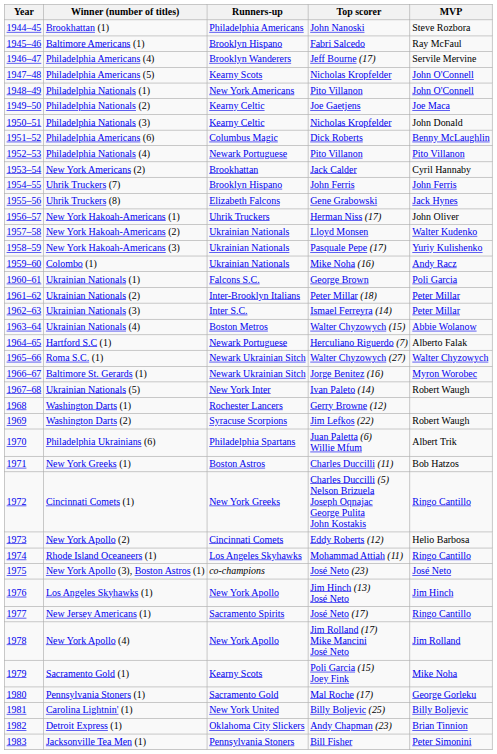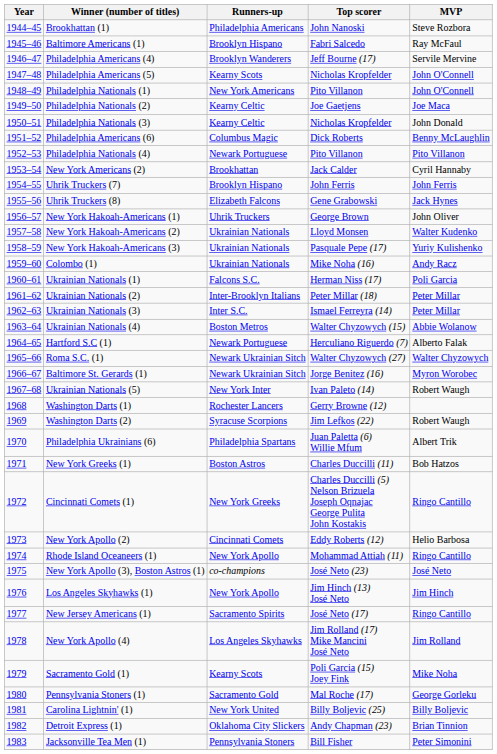(346, 216) Herman Niss (17) -> (339, 216) George Brown
(339, 279) George Brown -> (346, 279) Herman Niss (17)
(255, 555) Los Angeles Skyhawks -> (244, 555) New York Apollo
(244, 641) New York Apollo -> (255, 641) Los Angeles Skyhawks
